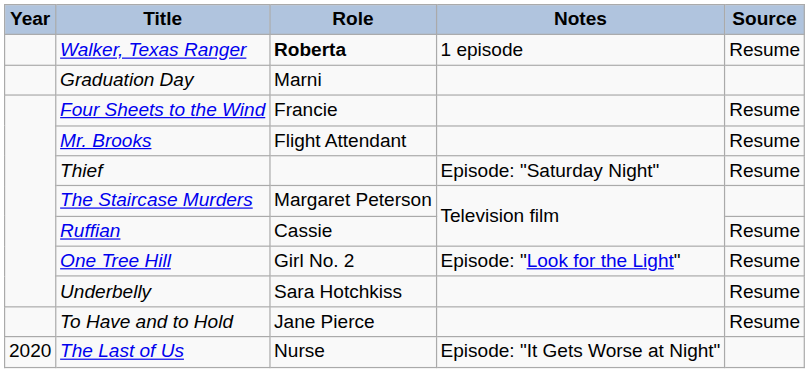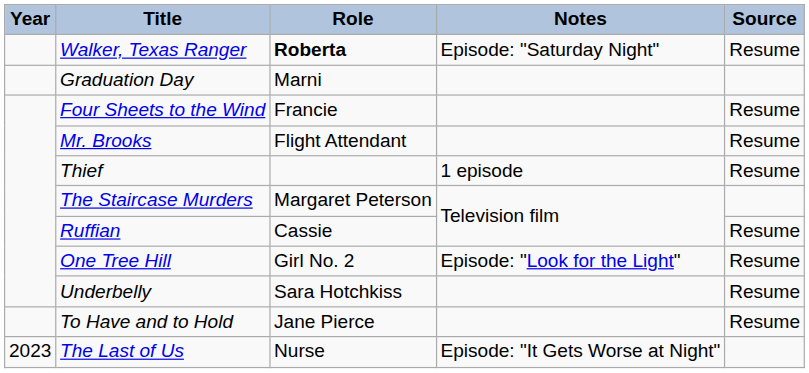(482, 49) 1 episode -> (550, 49) Episode: "Saturday Night"
(550, 170) Episode: "Saturday Night" -> (482, 170) 1 episode
(30, 351) 2020 -> (30, 351) 2023
